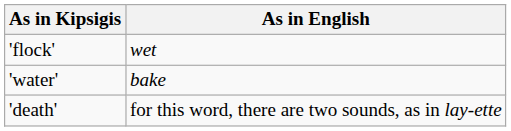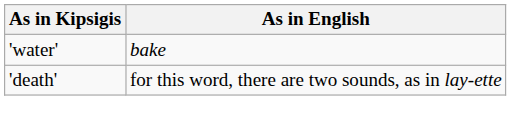- row: (32, 49)
